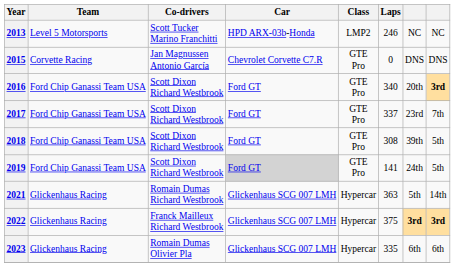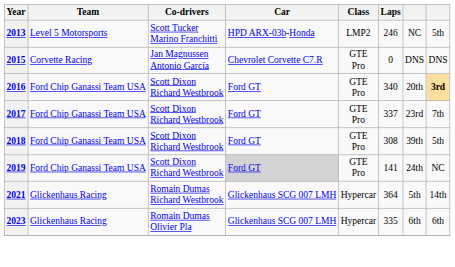(438, 34) NC -> (438, 34) 5th
(438, 168) 5th -> (438, 168) NC
(391, 195) 363 -> (391, 195) 364
- row: (16, 222)
